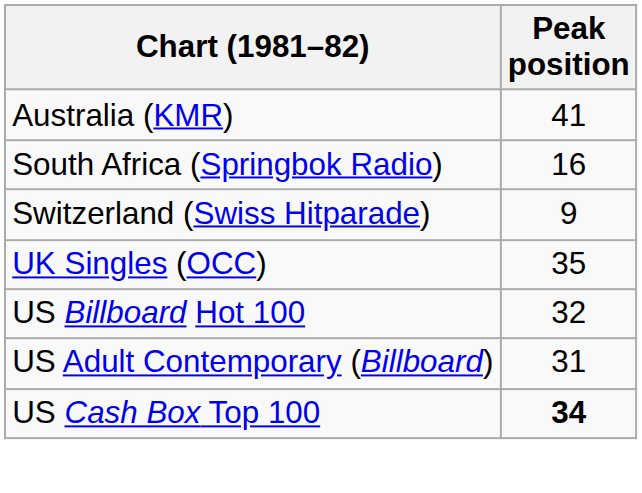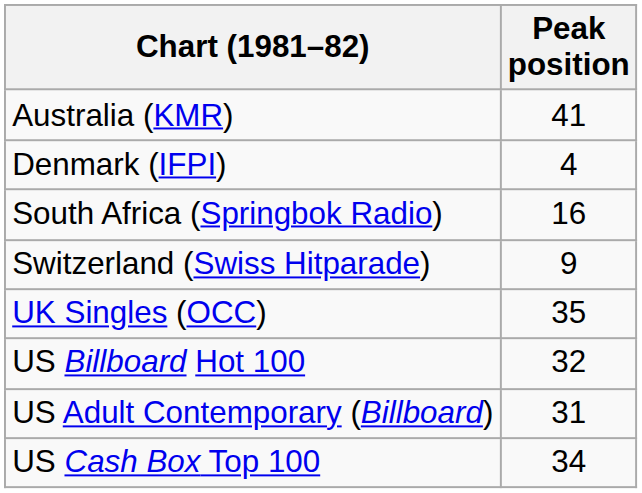+ row: (119, 164)
(569, 412) bold -> (569, 462) normal
